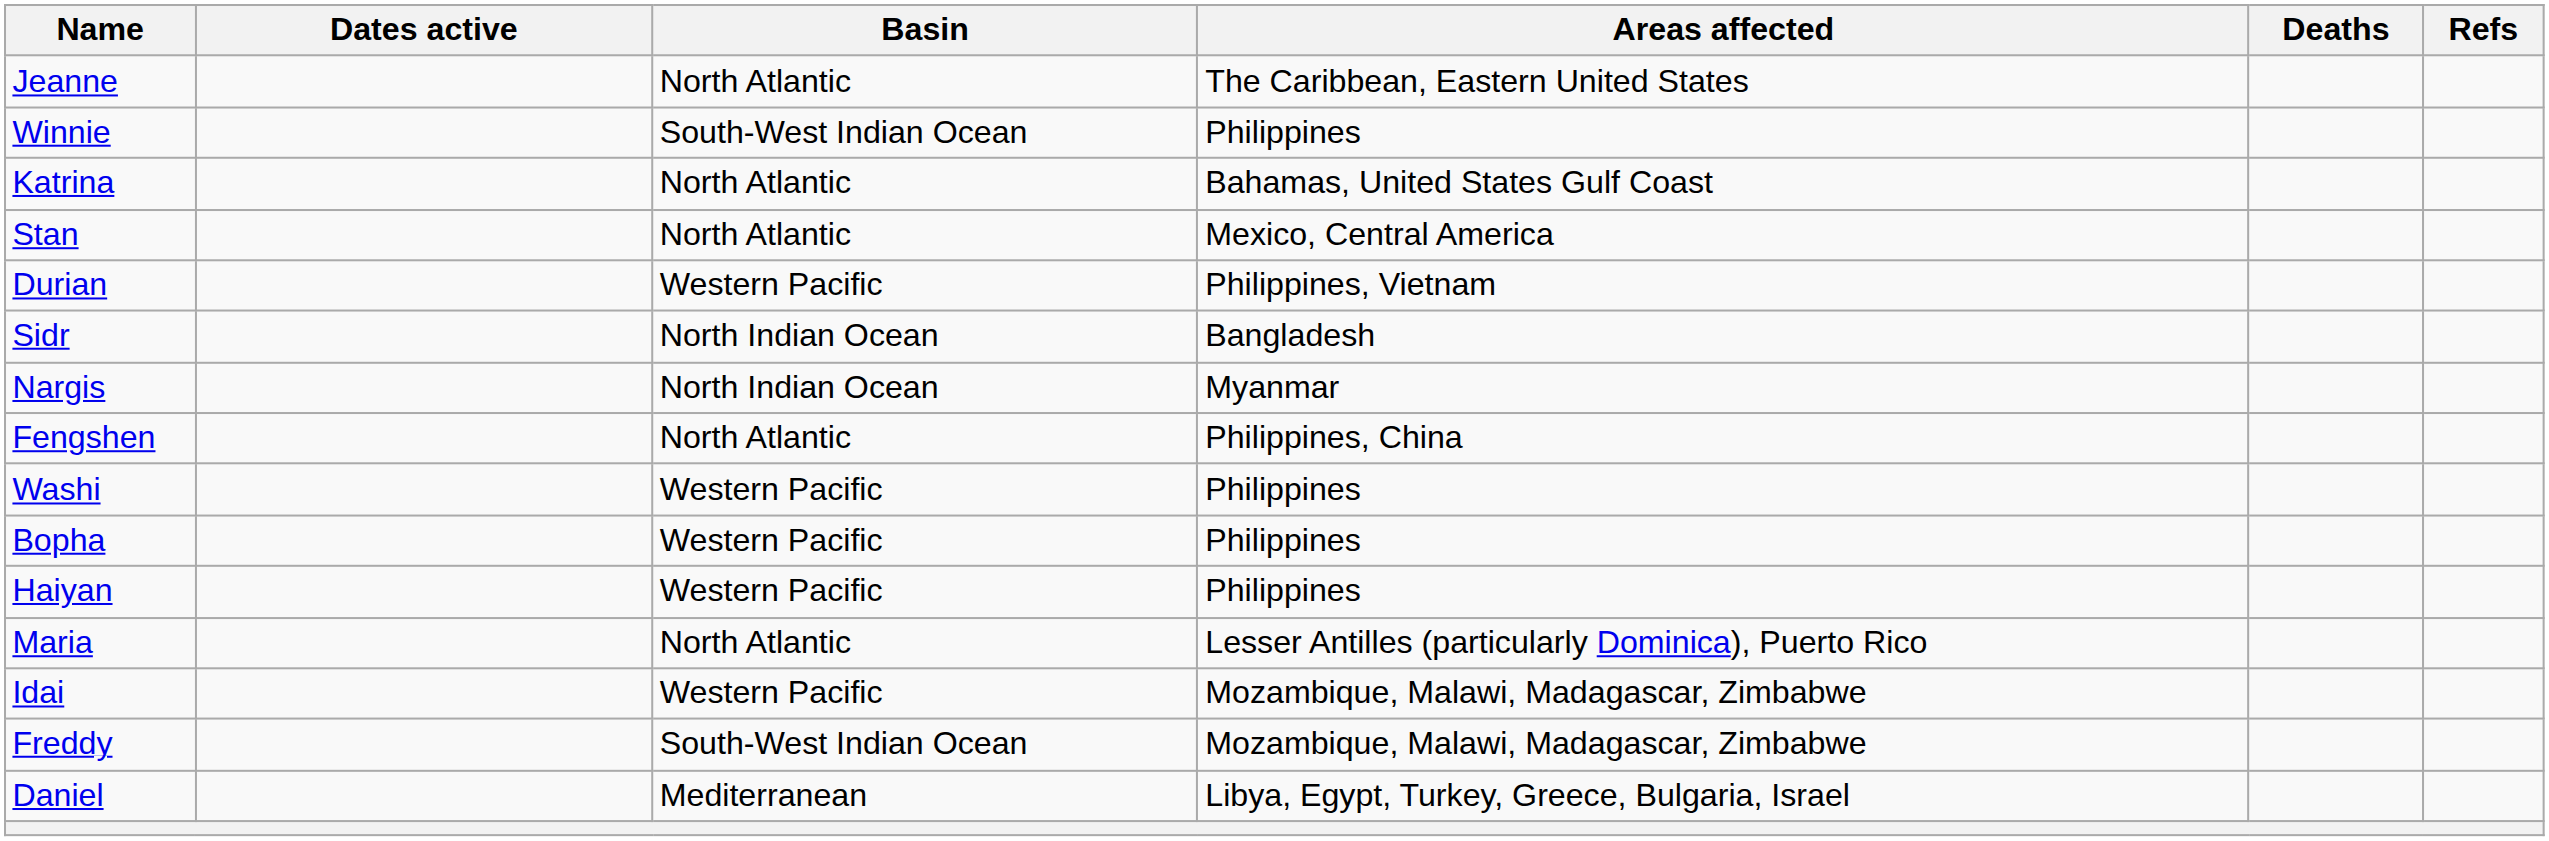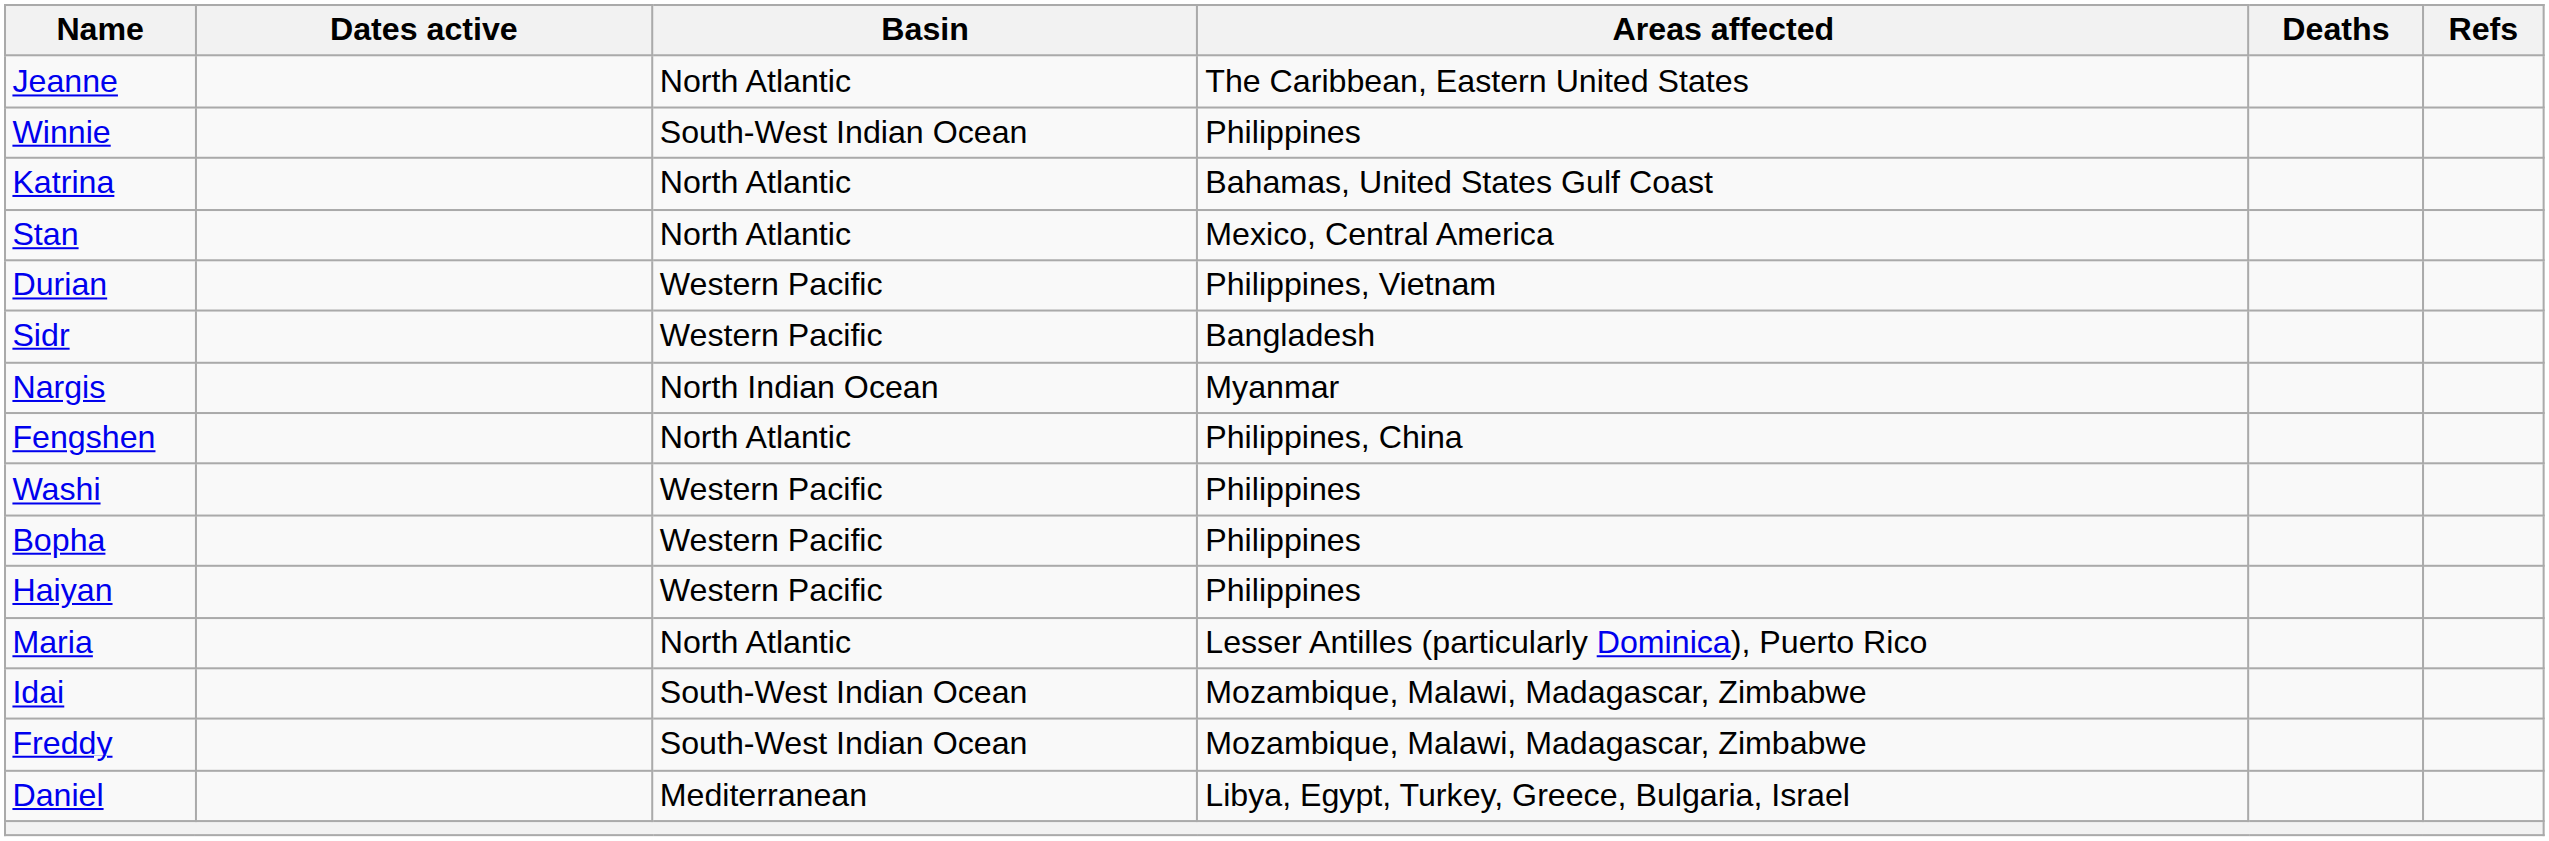(799, 336) North Indian Ocean -> (771, 336) Western Pacific
(771, 693) Western Pacific -> (844, 693) South-West Indian Ocean
